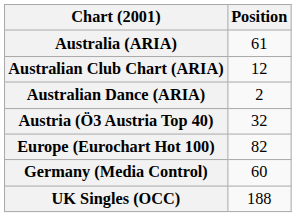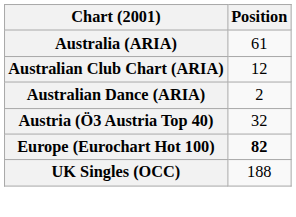(259, 146) normal -> (259, 146) bold
- row: (116, 172)
